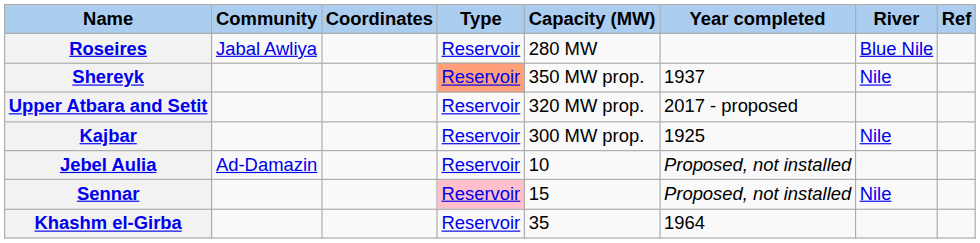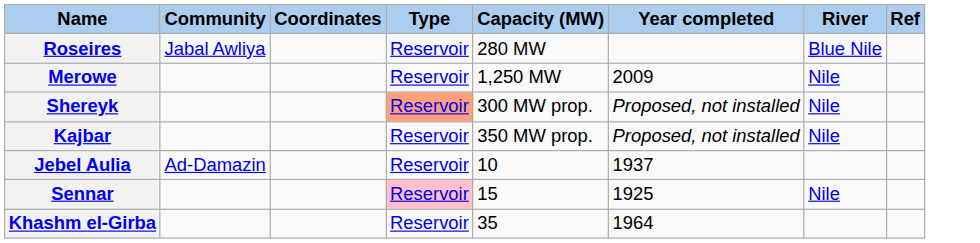+ row: (82, 77)
(587, 77) 350 MW prop. -> (535, 106) 300 MW prop.
(684, 77) 1937 -> (706, 106) Proposed, not installed
- row: (108, 106)
(587, 135) 300 MW prop. -> (535, 135) 350 MW prop.
(684, 135) 1925 -> (706, 135) Proposed, not installed
(758, 164) Proposed, not installed -> (633, 164) 1937
(758, 194) Proposed, not installed -> (633, 194) 1925
